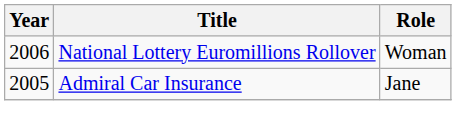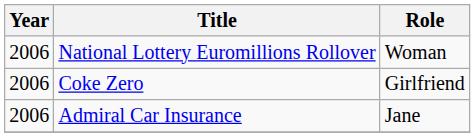+ row: (101, 83)
(29, 83) 2005 -> (29, 115) 2006
